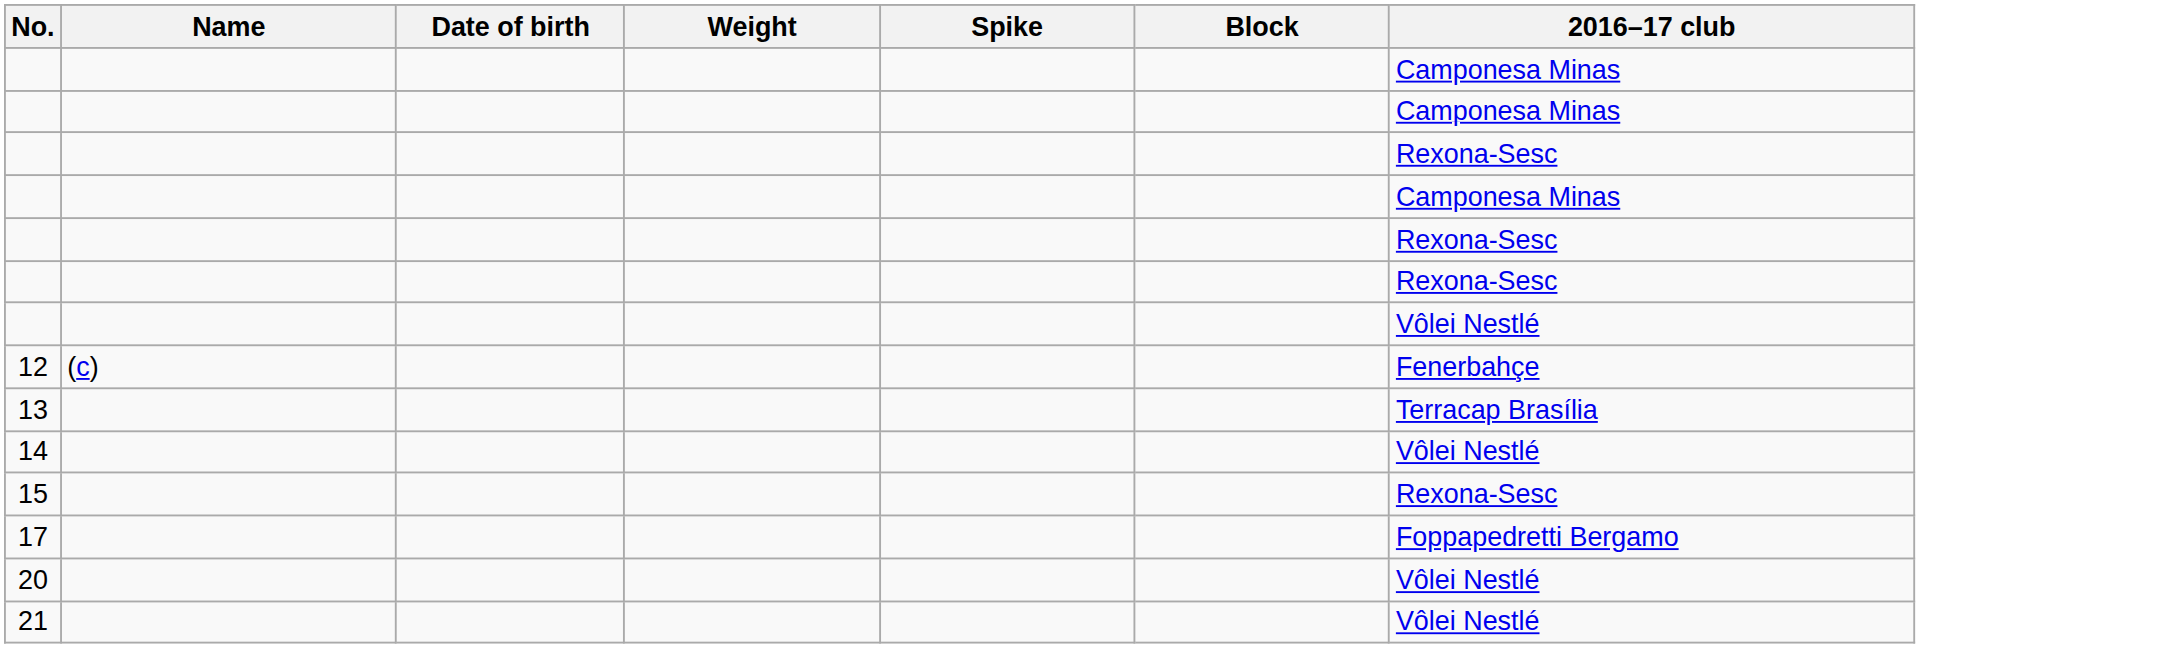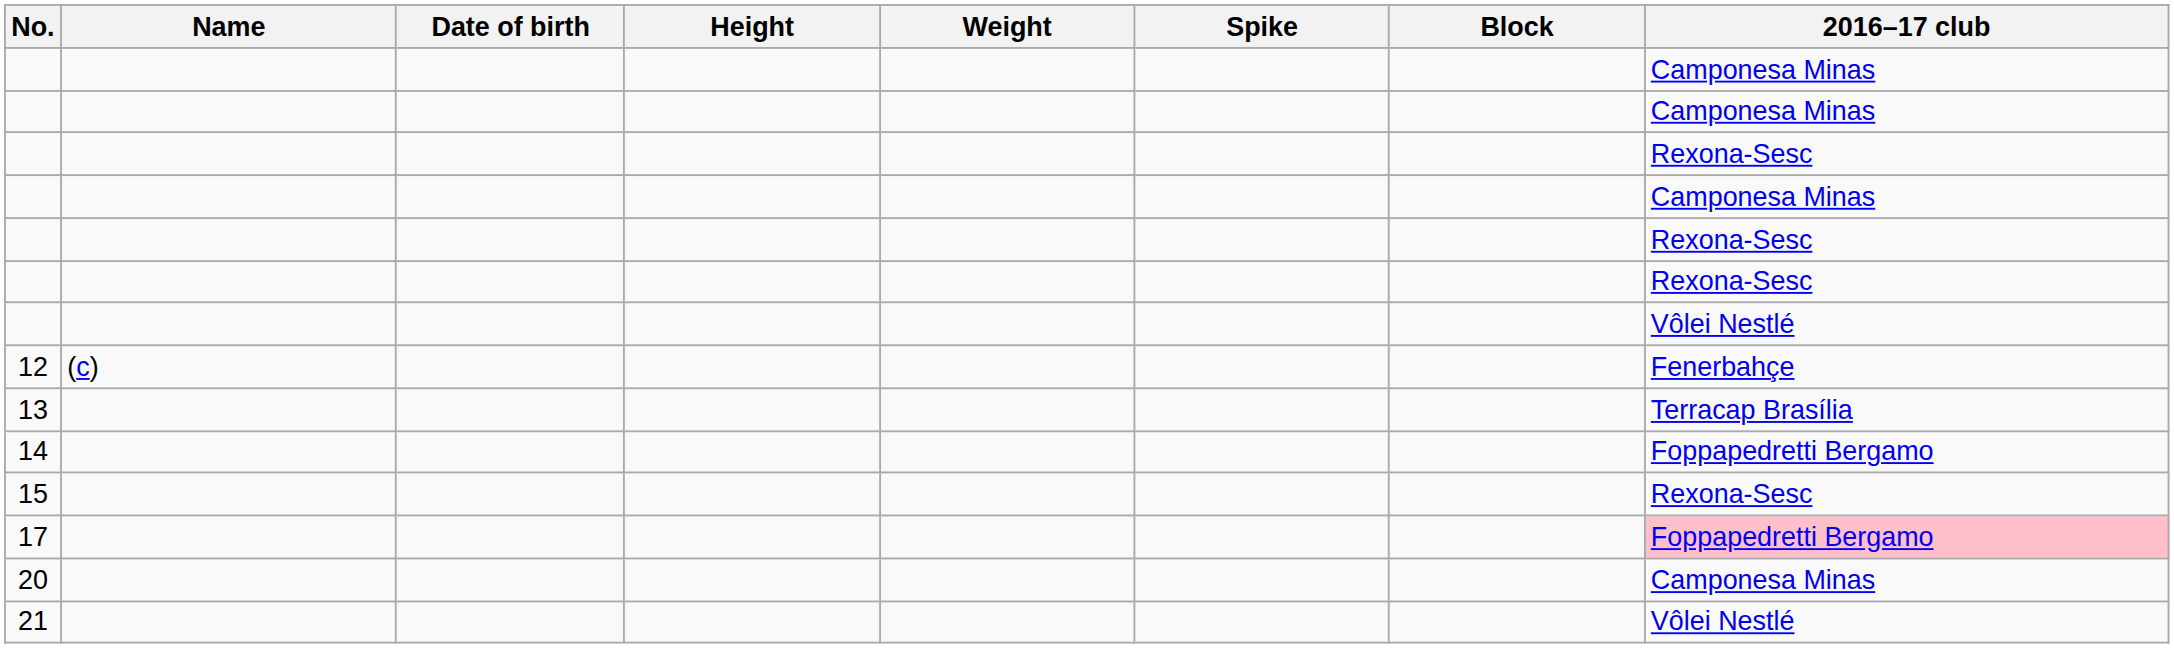+ column: (752, 27)
(1468, 452) Vôlei Nestlé -> (1792, 452) Foppapedretti Bergamo
(1537, 537) no background -> (1792, 537) pink background
(1468, 580) Vôlei Nestlé -> (1763, 580) Camponesa Minas
